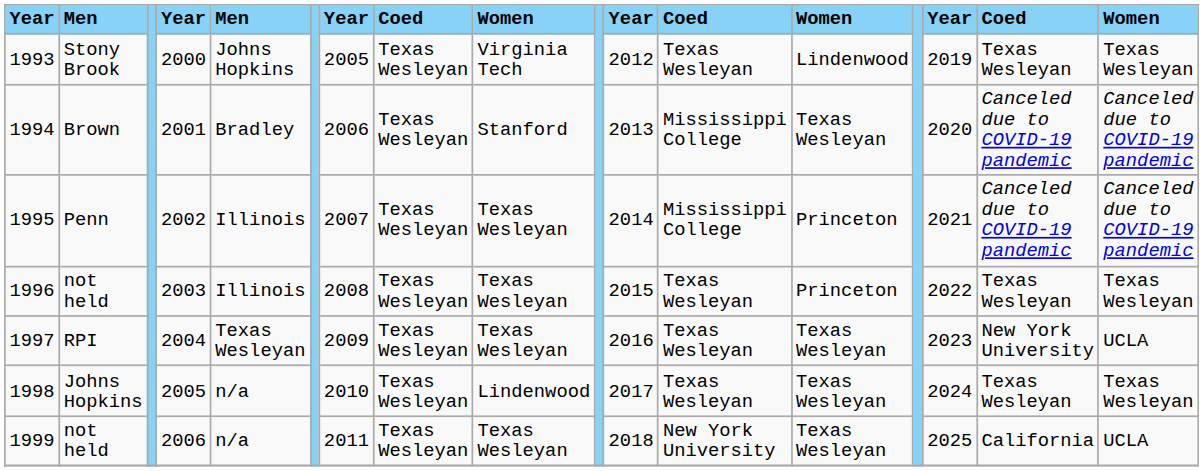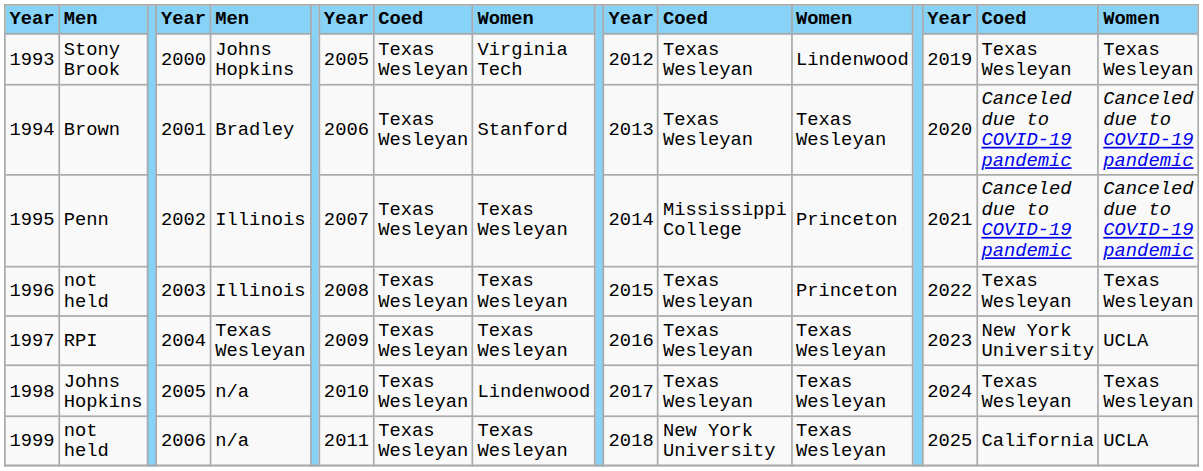(725, 130) Mississippi College -> (708, 130) Texas Wesleyan
